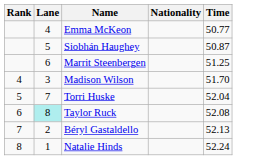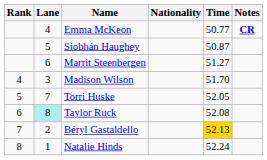+ column: (247, 12)
(218, 63) 51.25 -> (218, 63) 51.27
(218, 96) 52.04 -> (218, 96) 52.05
(218, 130) no background -> (218, 130) gold background
